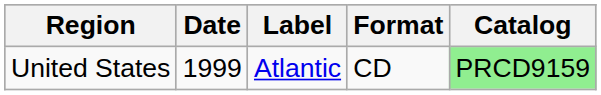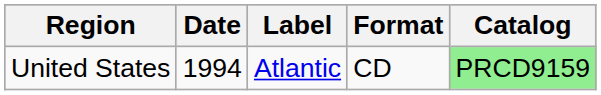(212, 67) 1999 -> (212, 67) 1994
